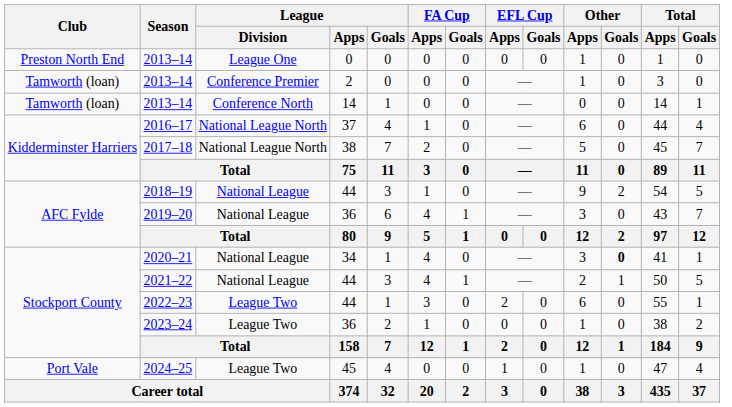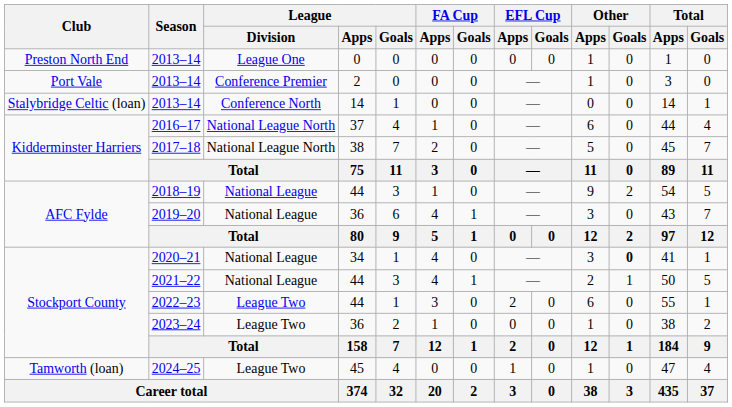(72, 81) Tamworth (loan) -> (76, 81) Port Vale
(72, 103) Tamworth (loan) -> (76, 103) Stalybridge Celtic (loan)
(72, 368) Port Vale -> (76, 368) Tamworth (loan)
